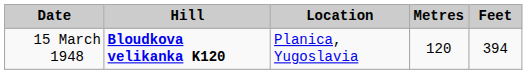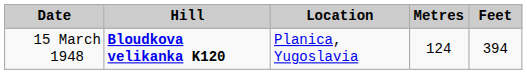(439, 49) 120 -> (439, 49) 124
